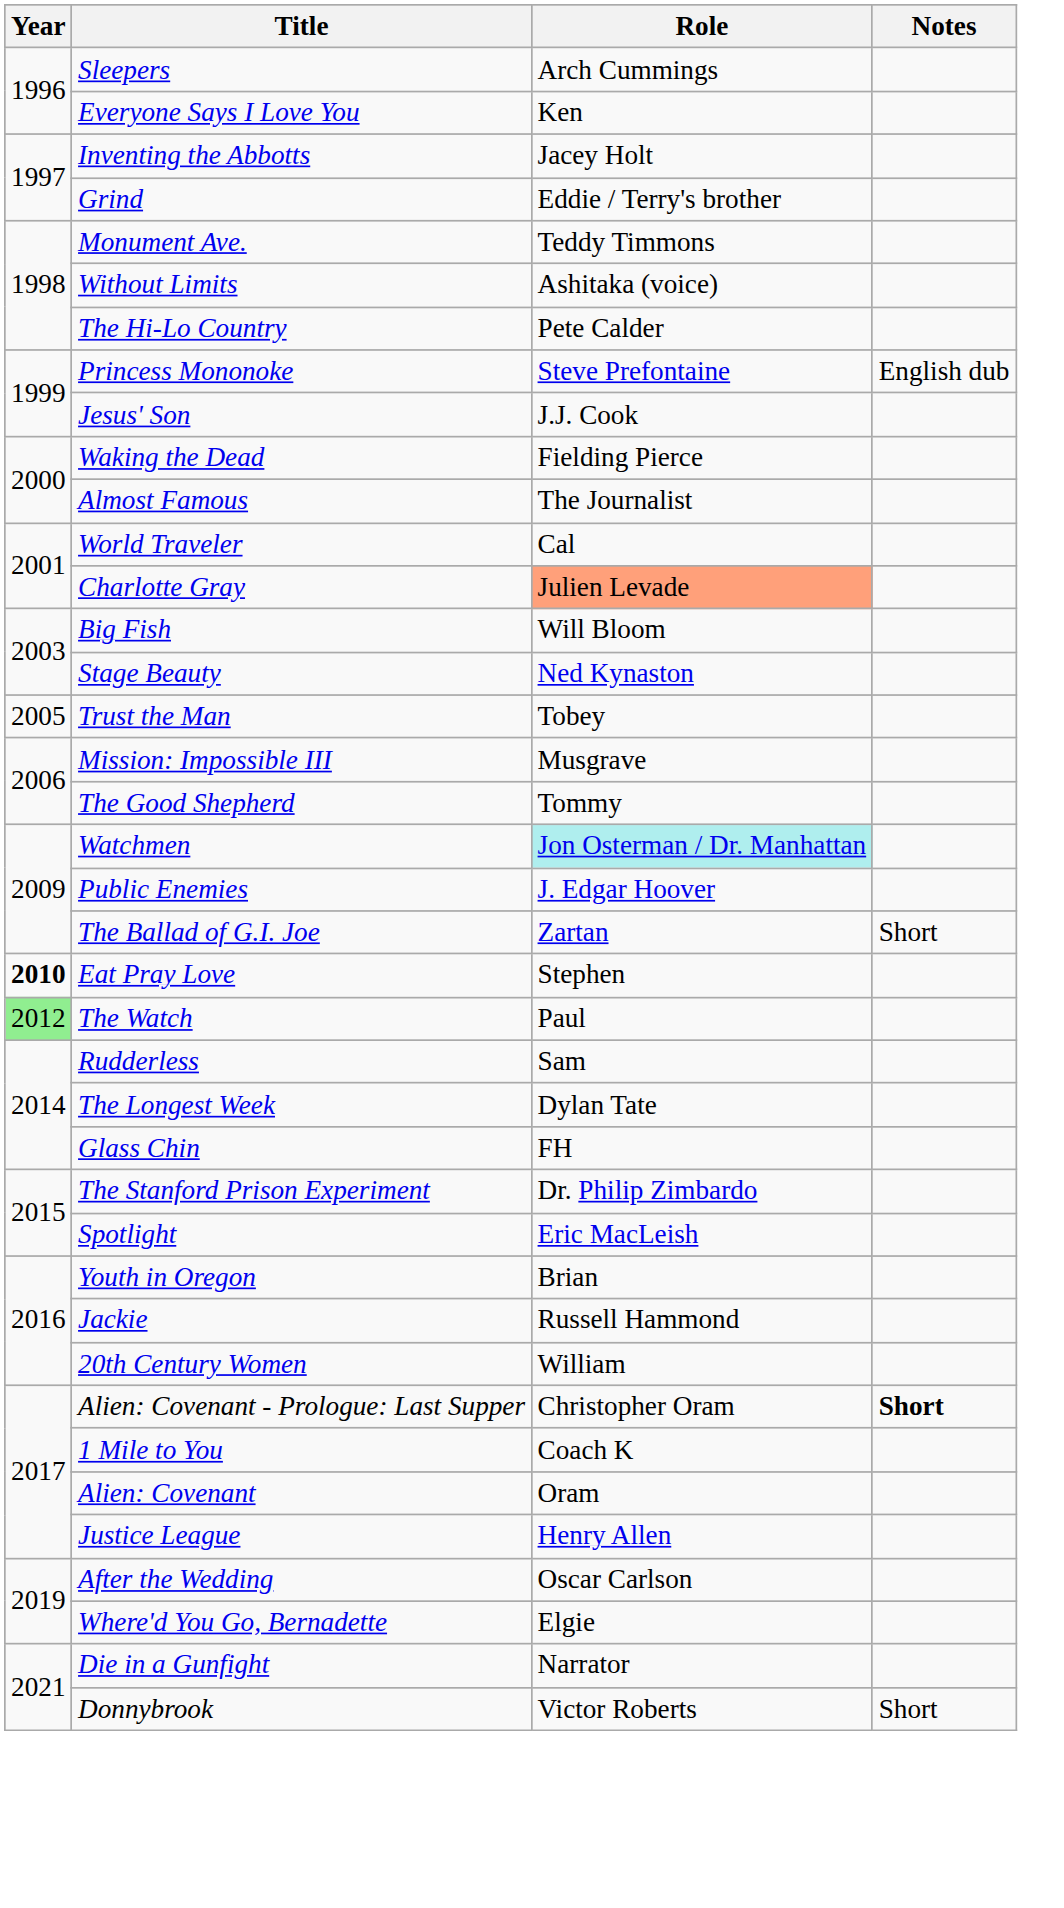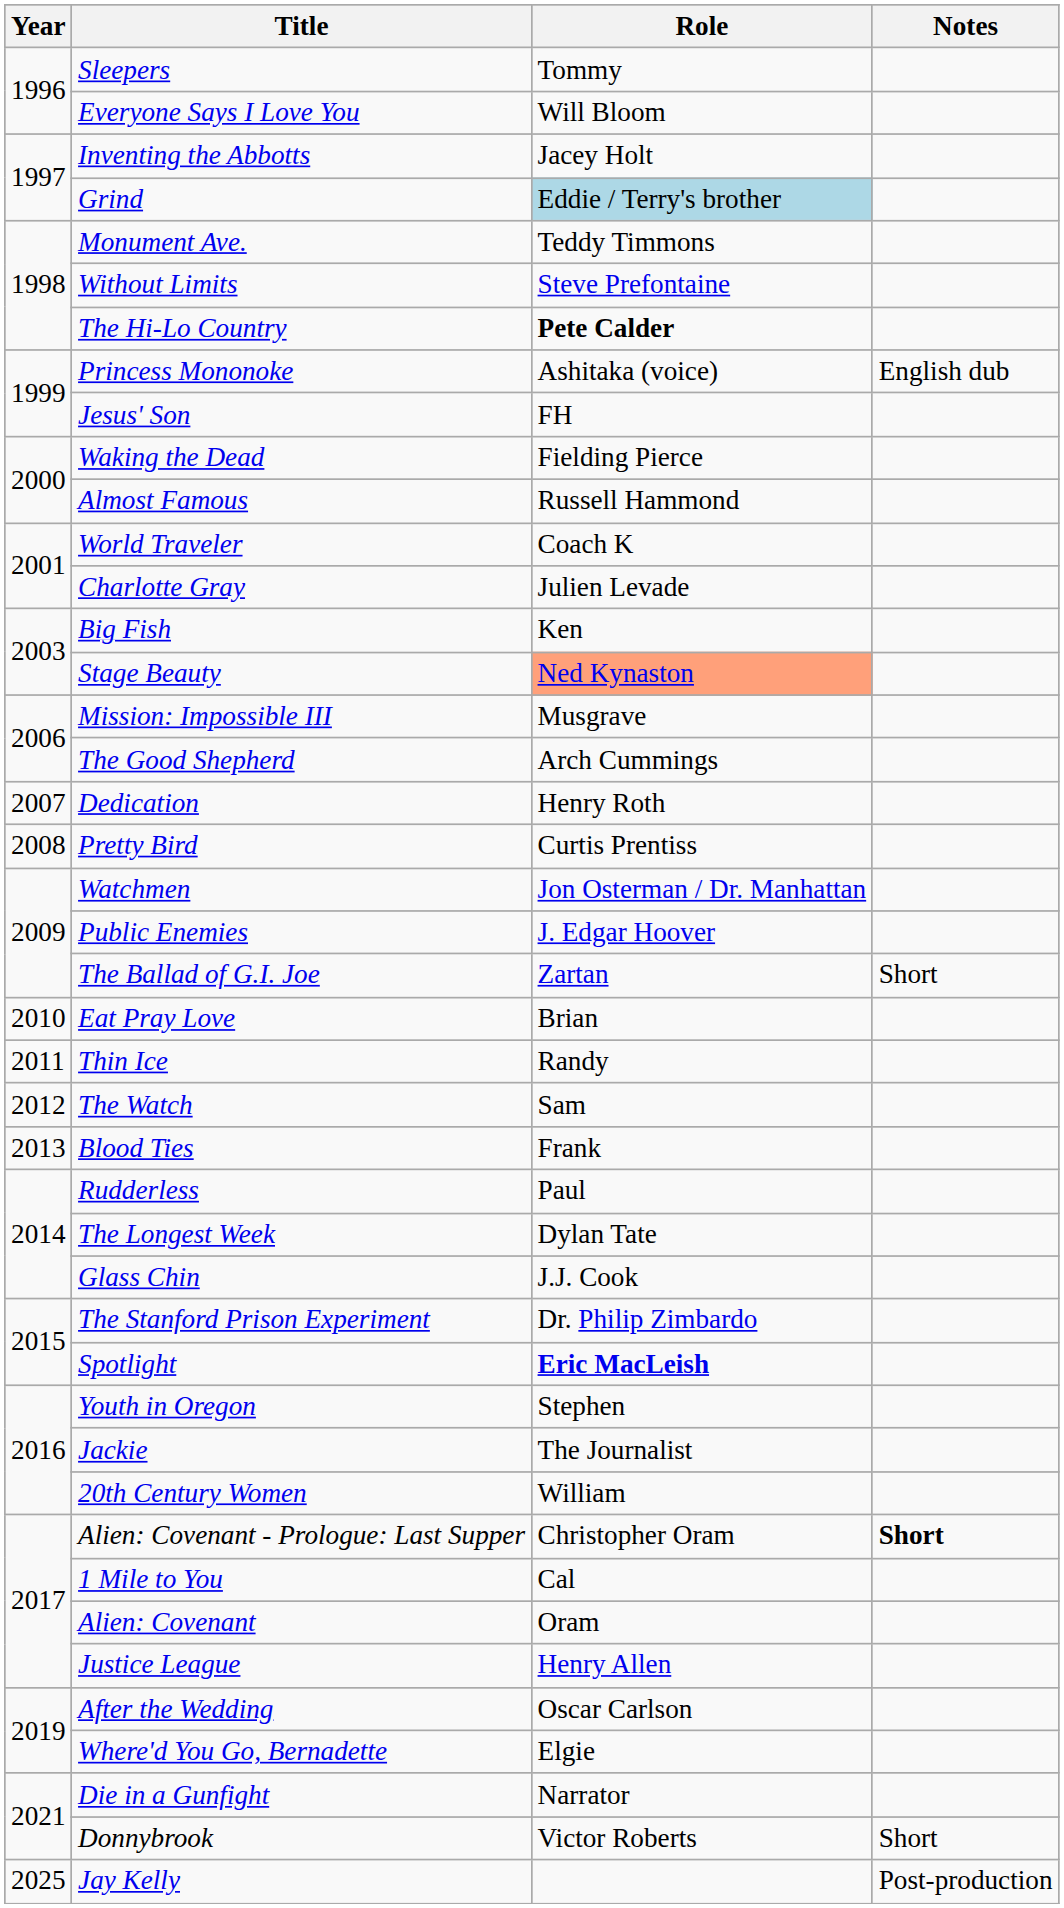(628, 69) Arch Cummings -> (580, 69) Tommy
(560, 112) Ken -> (602, 112) Will Bloom
(659, 198) no background -> (659, 198) lightblue background
(628, 284) Ashitaka (voice) -> (634, 284) Steve Prefontaine
(601, 328) normal -> (606, 328) bold
(634, 371) Steve Prefontaine -> (628, 371) Ashitaka (voice)
(588, 414) J.J. Cook -> (555, 414) FH
(615, 500) The Journalist -> (638, 500) Russell Hammond
(556, 543) Cal -> (586, 543) Coach K
(613, 586) lightsalmon background -> (613, 586) no background
(602, 629) Will Bloom -> (560, 629) Ken
(616, 673) no background -> (616, 673) lightsalmon background
- row: (154, 716)
(580, 802) Tommy -> (628, 759) Arch Cummings
+ row: (138, 802)
+ row: (138, 845)
(702, 845) paleturquoise background -> (702, 888) no background
(38, 975) bold -> (38, 1018) normal
(581, 975) Stephen -> (568, 1018) Brian
+ row: (123, 1061)
(38, 1018) lightgreen background -> (38, 1104) no background
(562, 1018) Paul -> (562, 1104) Sam
+ row: (136, 1147)
(562, 1061) Sam -> (562, 1190) Paul
(555, 1147) FH -> (588, 1277) J.J. Cook
(618, 1233) normal -> (623, 1363) bold
(568, 1277) Brian -> (581, 1406) Stephen
(638, 1320) Russell Hammond -> (615, 1449) The Journalist
(586, 1449) Coach K -> (556, 1579) Cal
+ row: (129, 1880)
